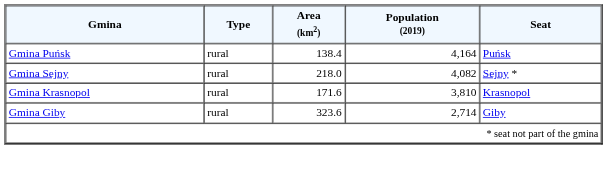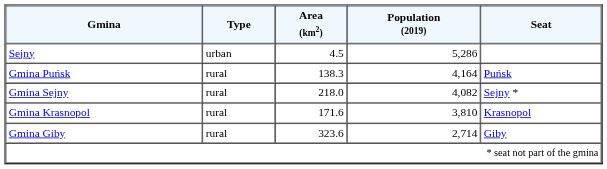+ row: (22, 53)
(329, 53) 138.4 -> (331, 73) 138.3
